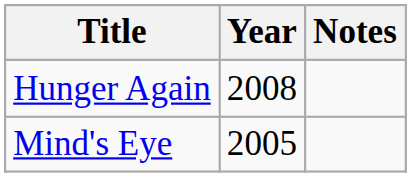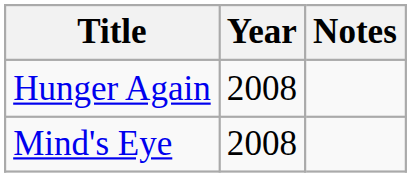(262, 143) 2005 -> (262, 143) 2008
